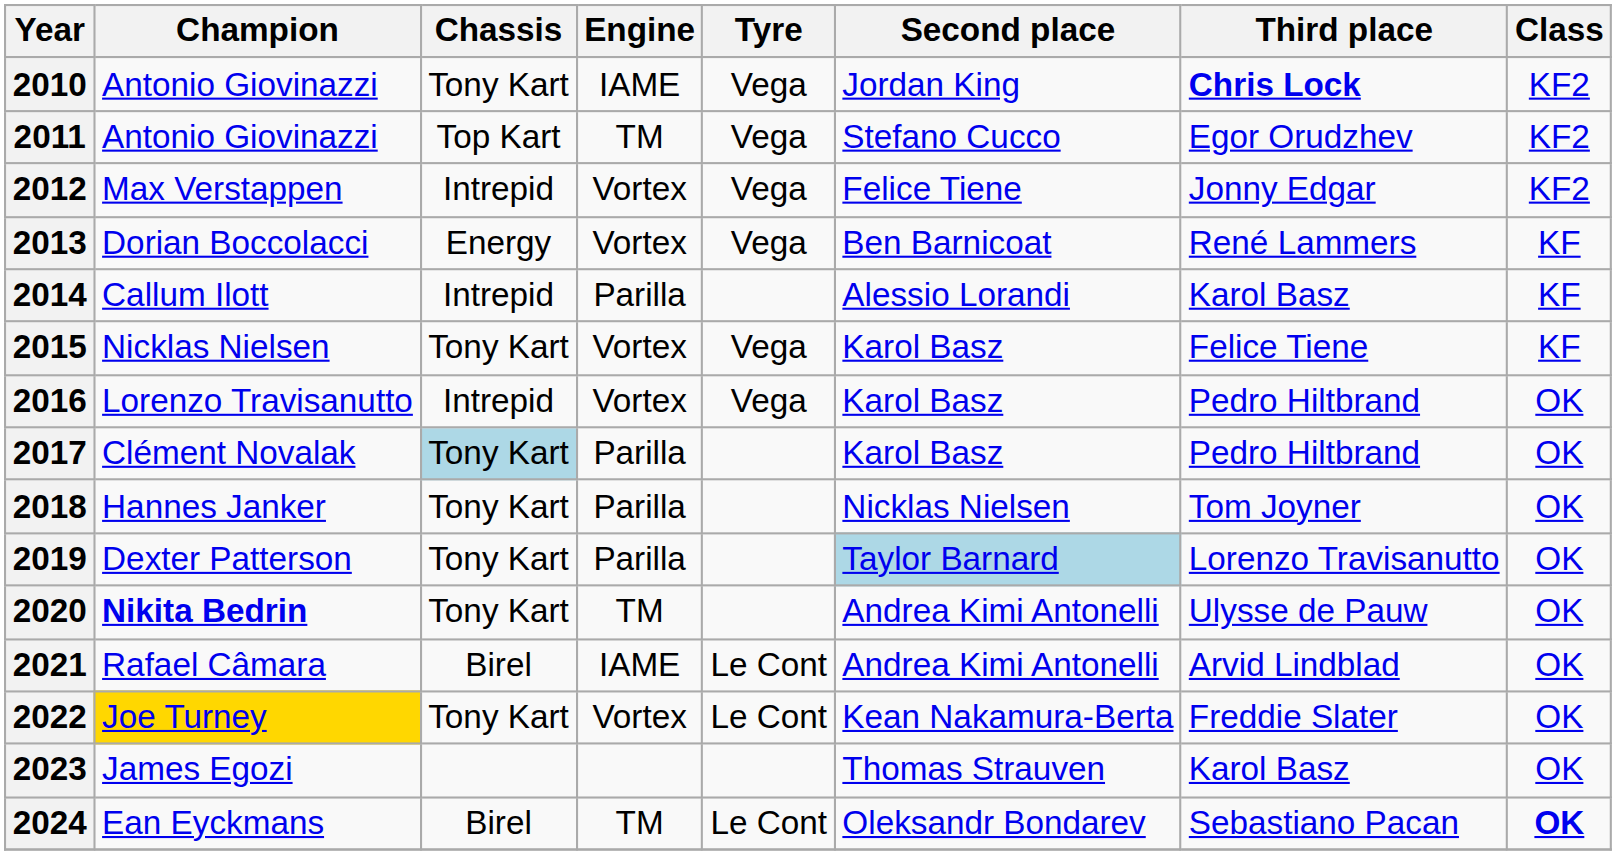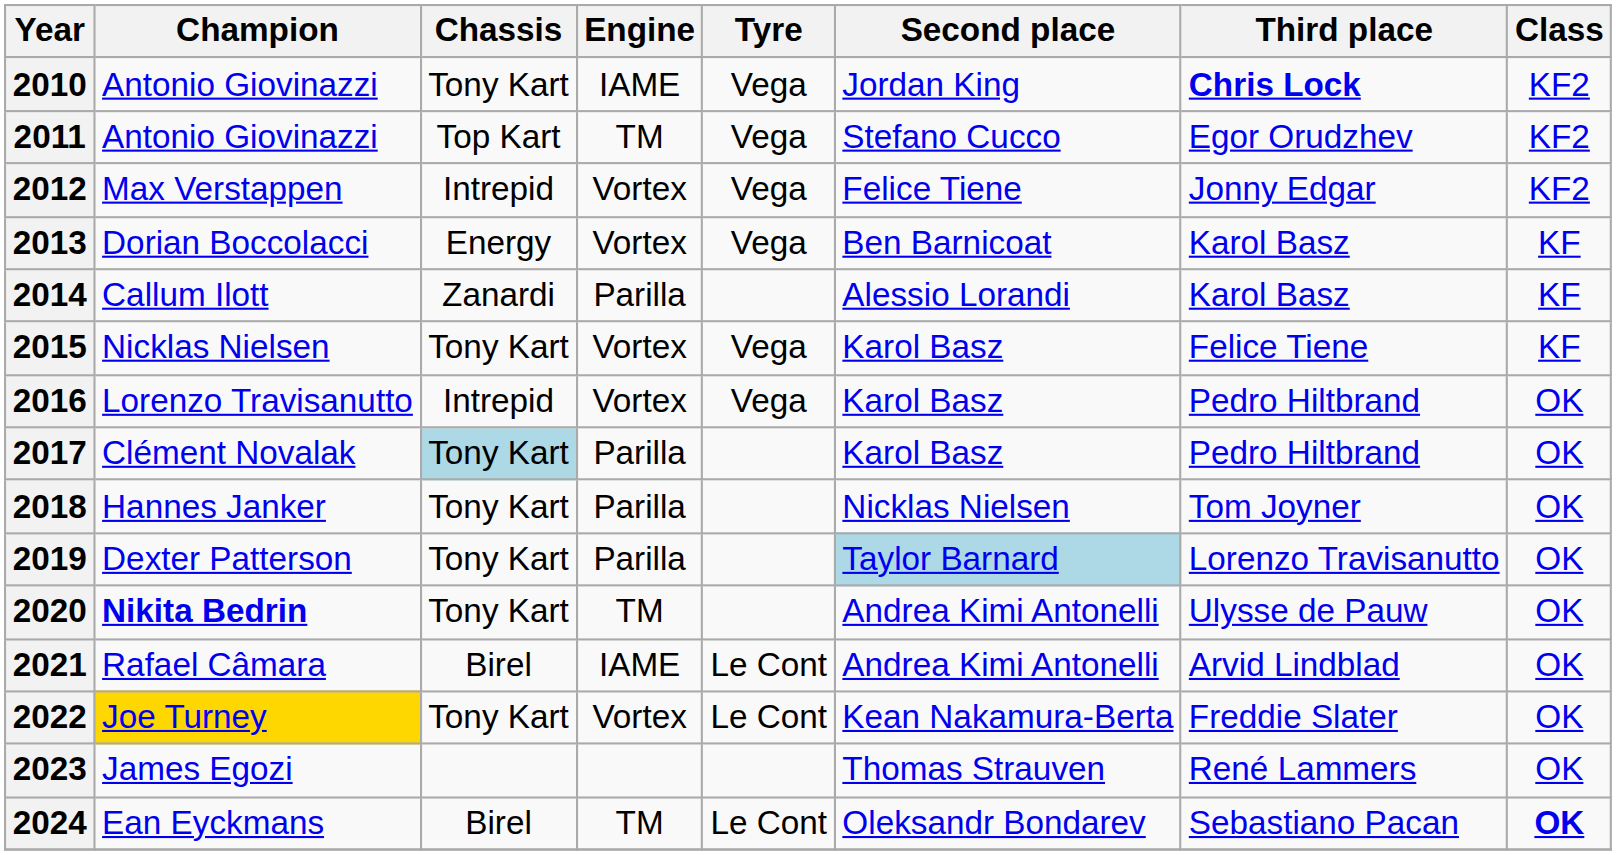(1303, 242) René Lammers -> (1269, 242) Karol Basz
(499, 294) Intrepid -> (499, 294) Zanardi
(1269, 769) Karol Basz -> (1303, 769) René Lammers
